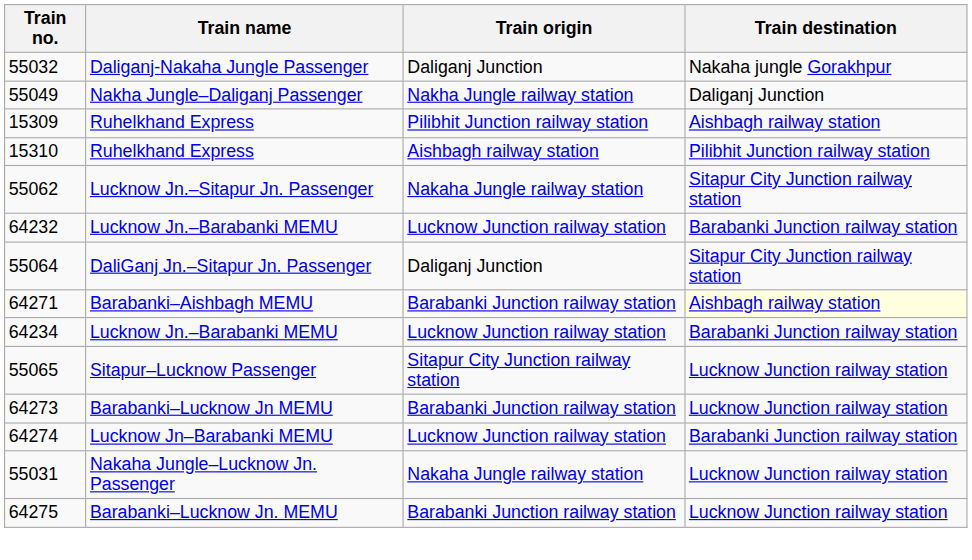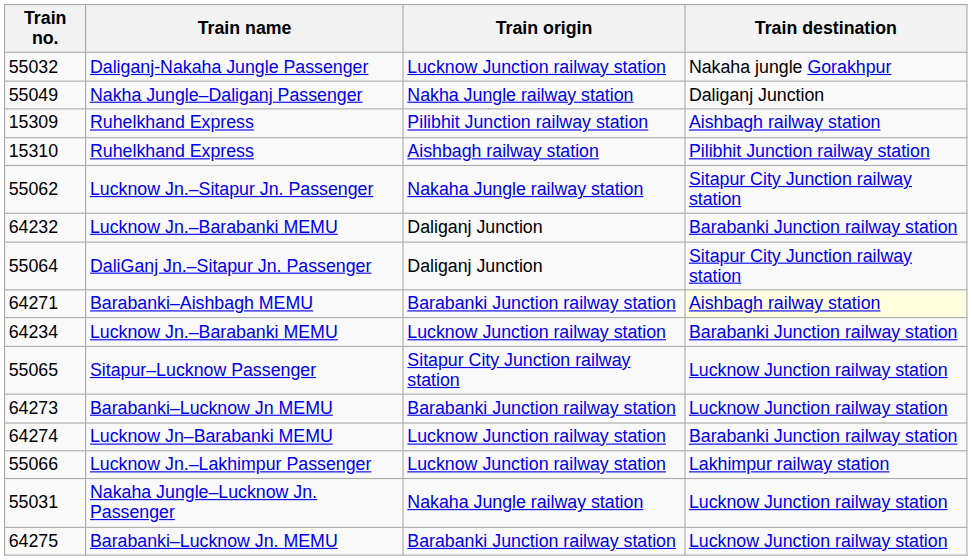(475, 66) Daliganj Junction -> (537, 66) Lucknow Junction railway station
(537, 227) Lucknow Junction railway station -> (475, 227) Daliganj Junction
+ row: (33, 464)
